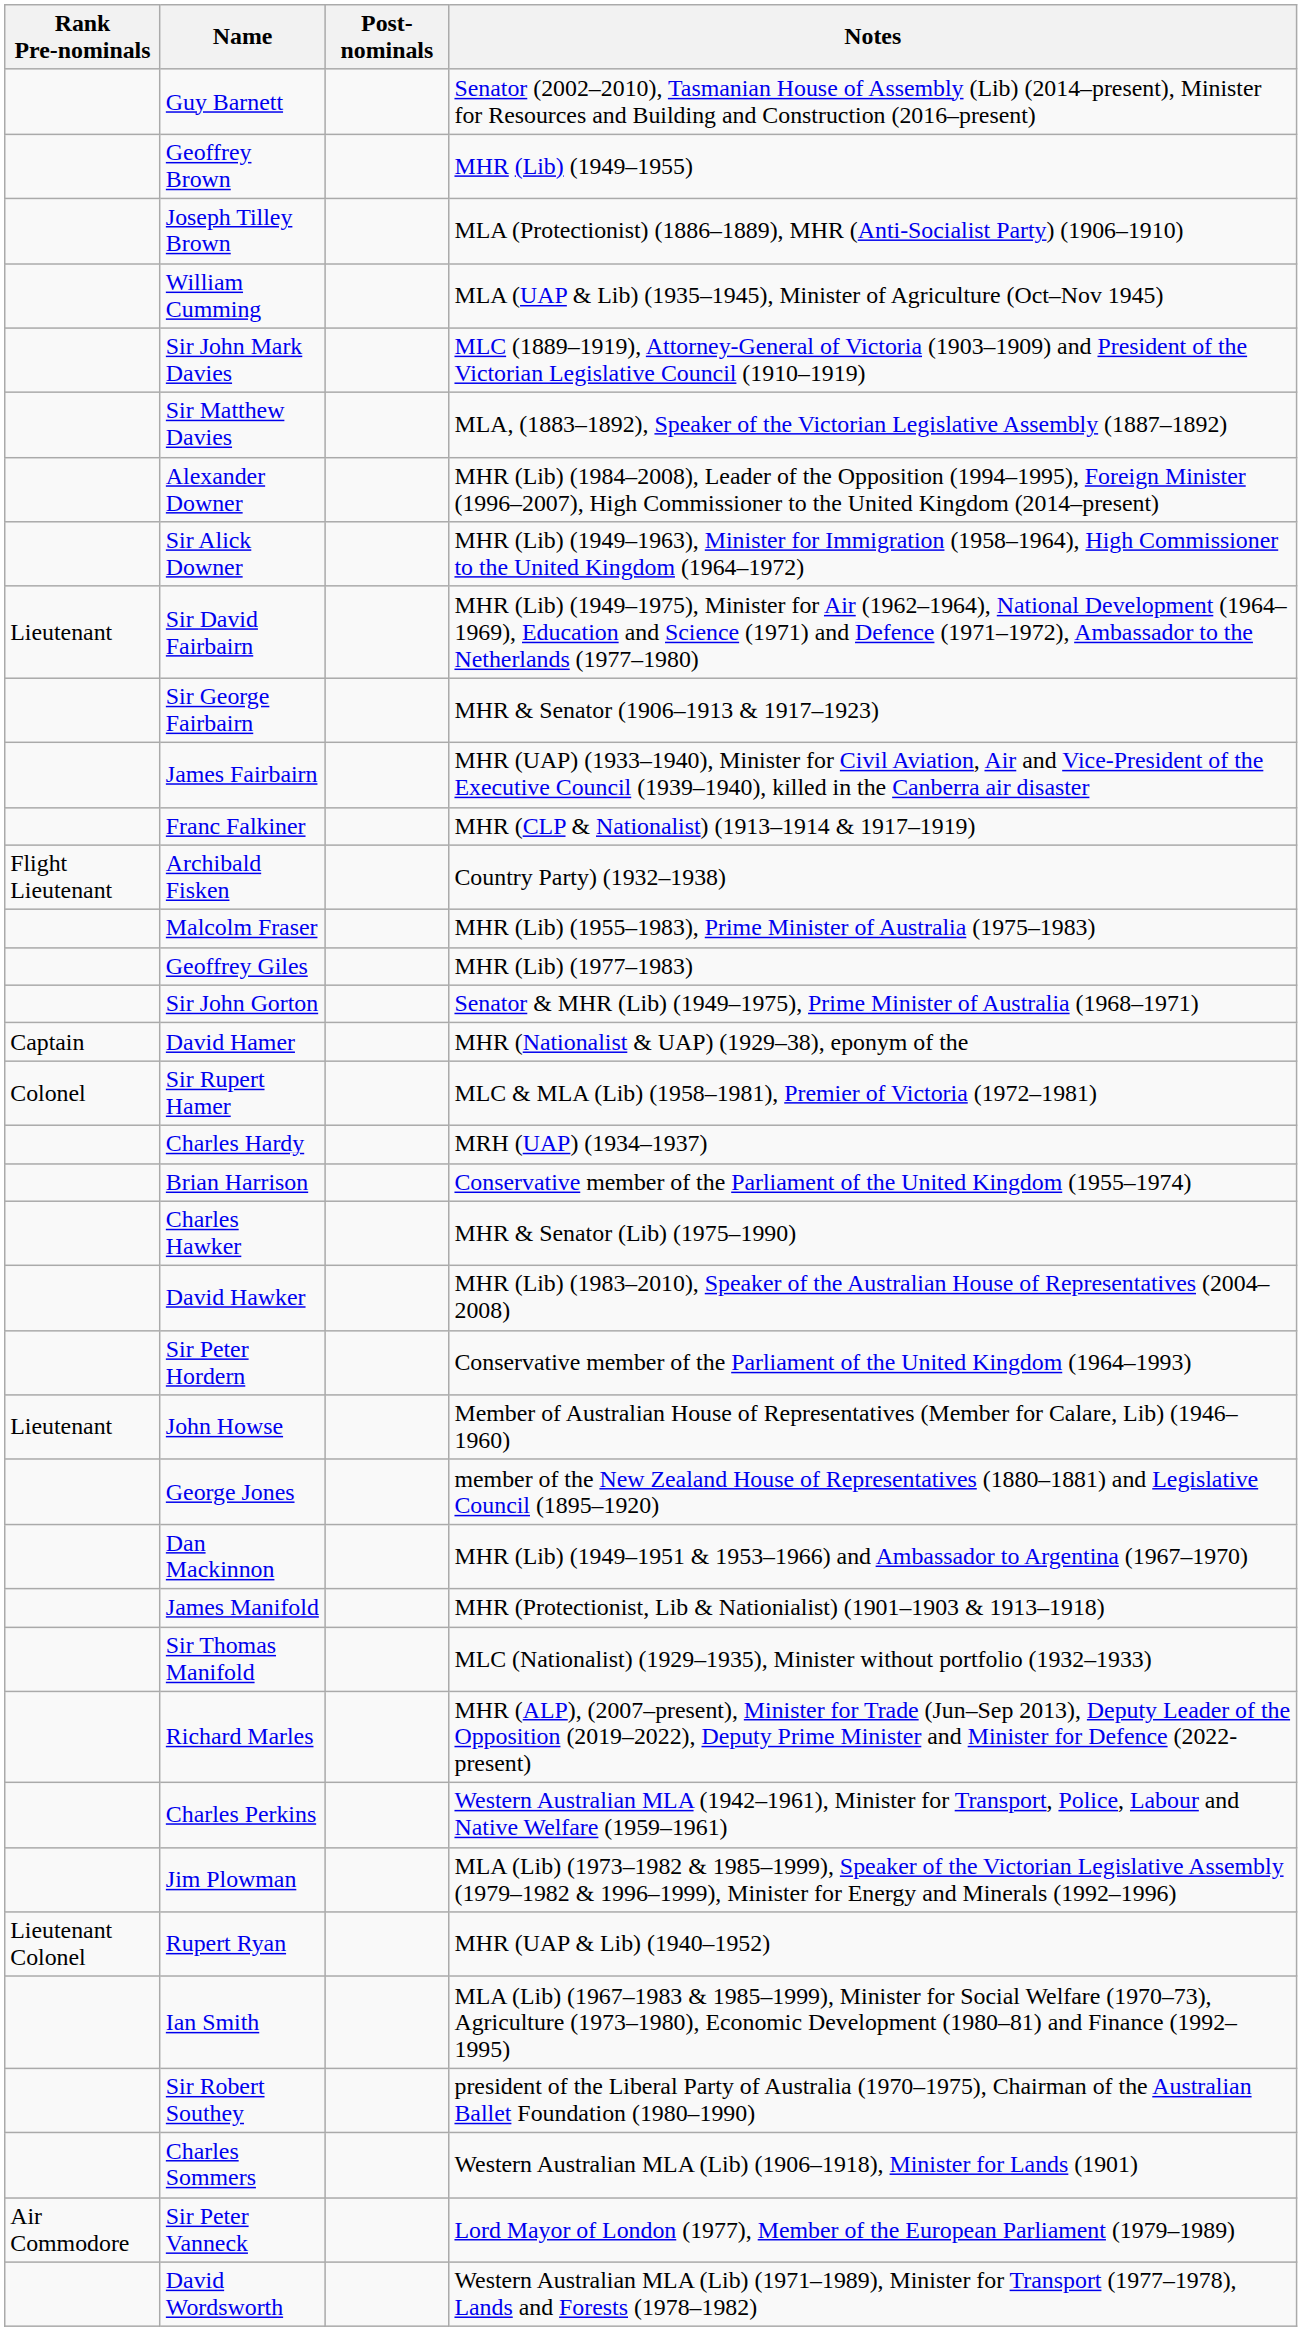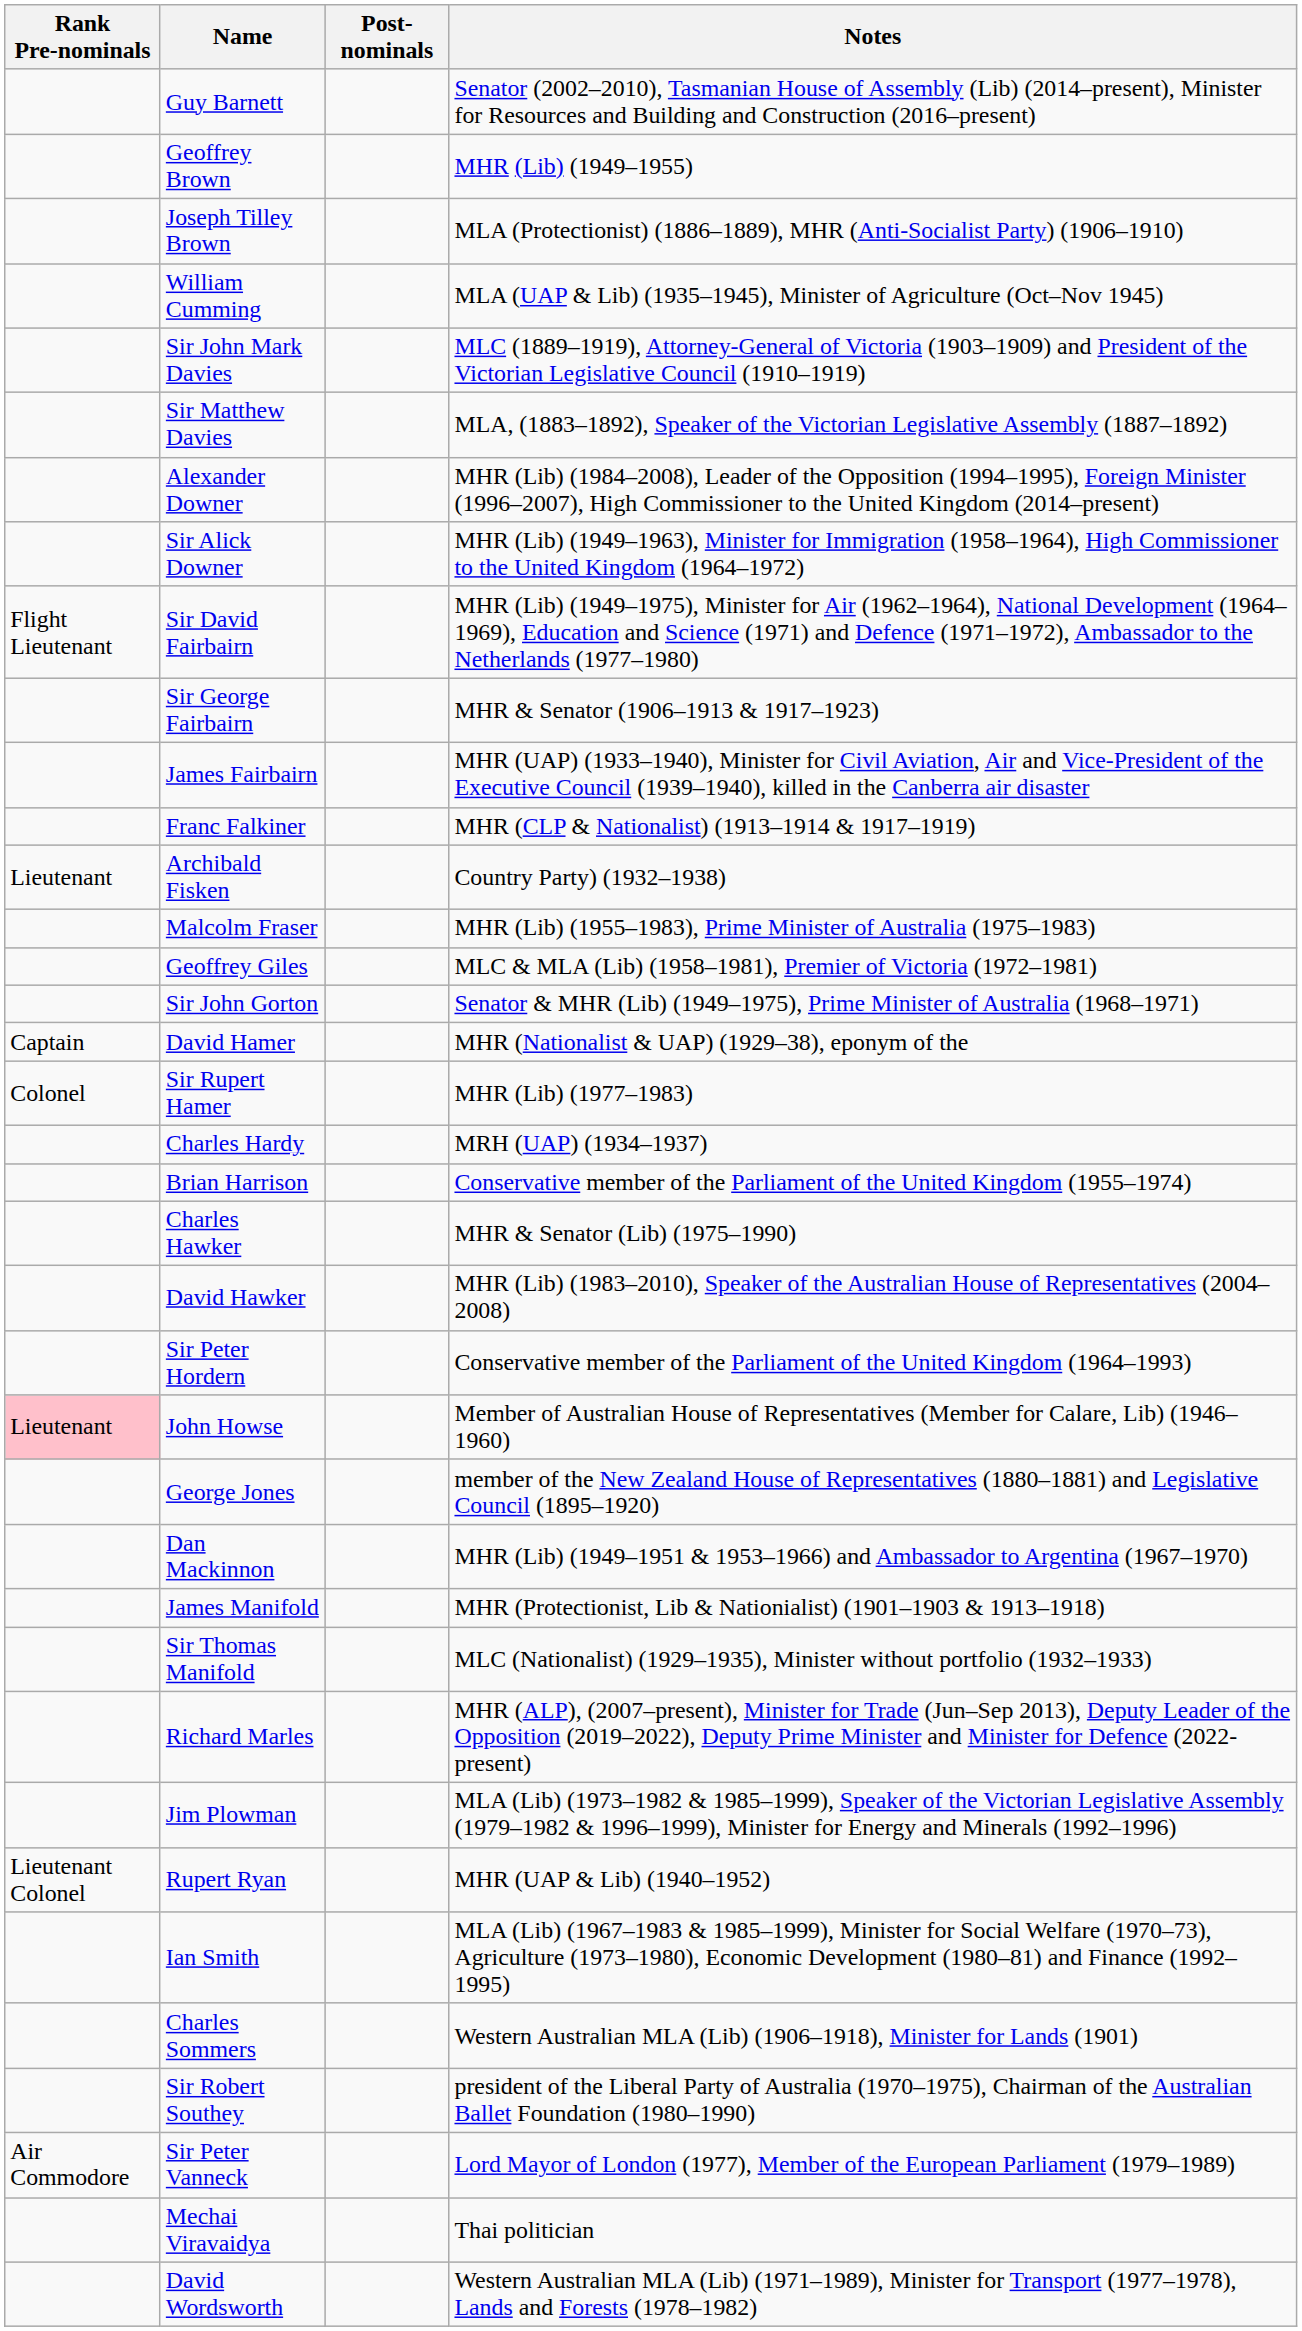(61, 631) Lieutenant -> (61, 631) Flight Lieutenant
(61, 876) Flight Lieutenant -> (61, 876) Lieutenant
(574, 966) MHR (Lib) (1977–1983) -> (776, 966) MLC & MLA (Lib) (1958–1981), Premier of Victoria (1972–1981)
(776, 1092) MLC & MLA (Lib) (1958–1981), Premier of Victoria (1972–1981) -> (574, 1092) MHR (Lib) (1977–1983)
(61, 1426) no background -> (61, 1426) pink background
- row: (241, 1814)
rows swapped: (211, 2164) <-> (215, 2100)
+ row: (218, 2229)
